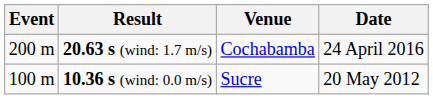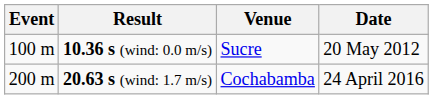rows swapped: (138, 79) <-> (138, 49)
